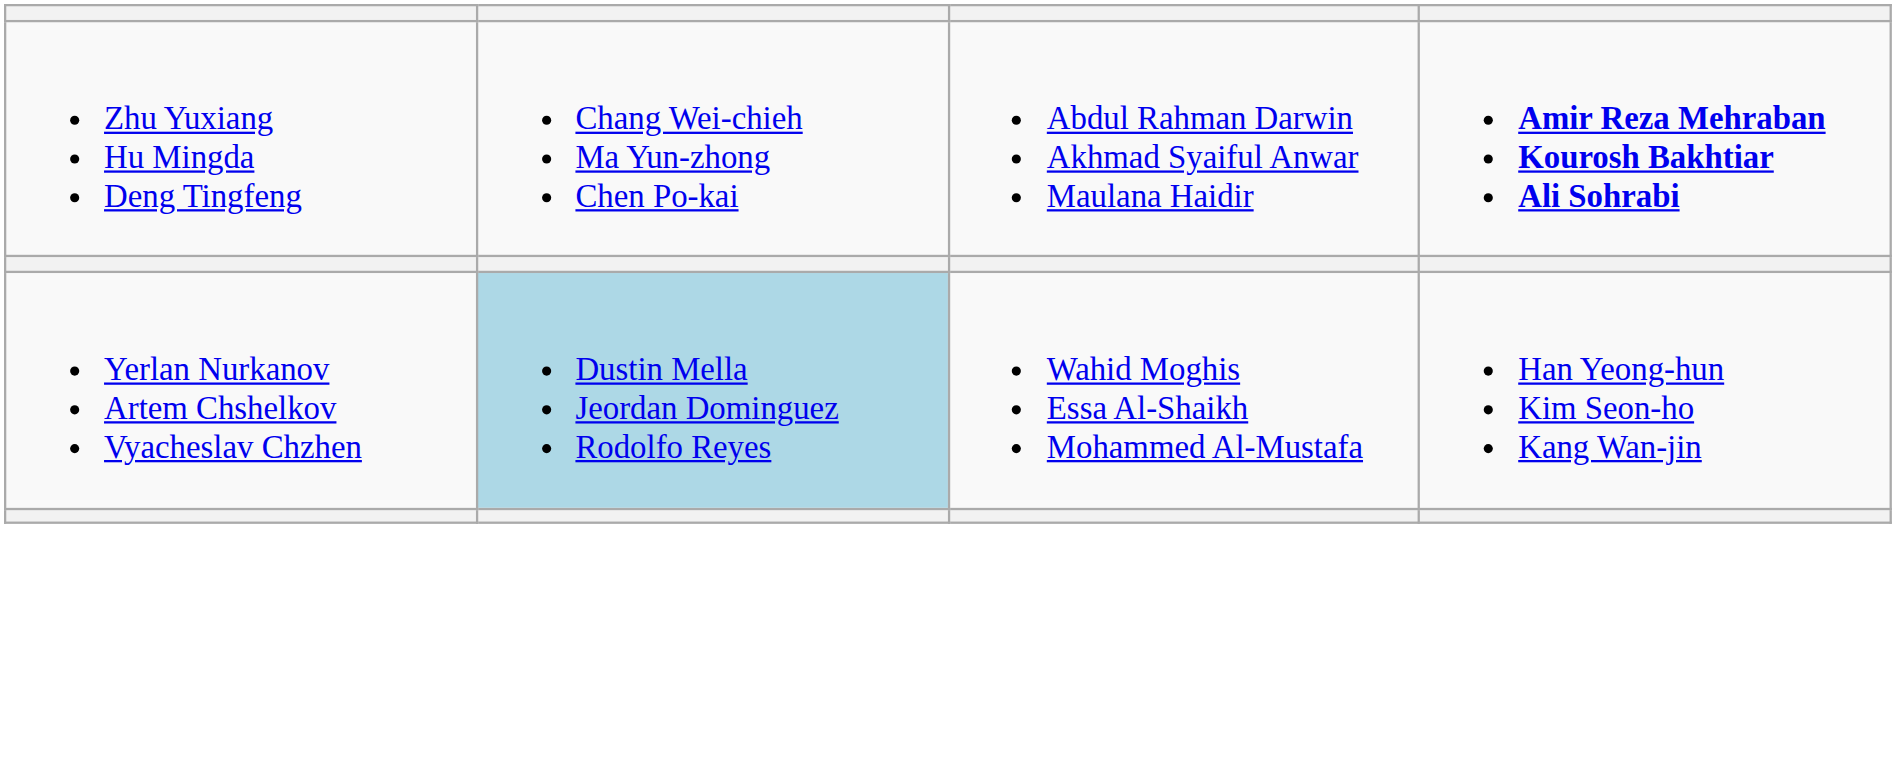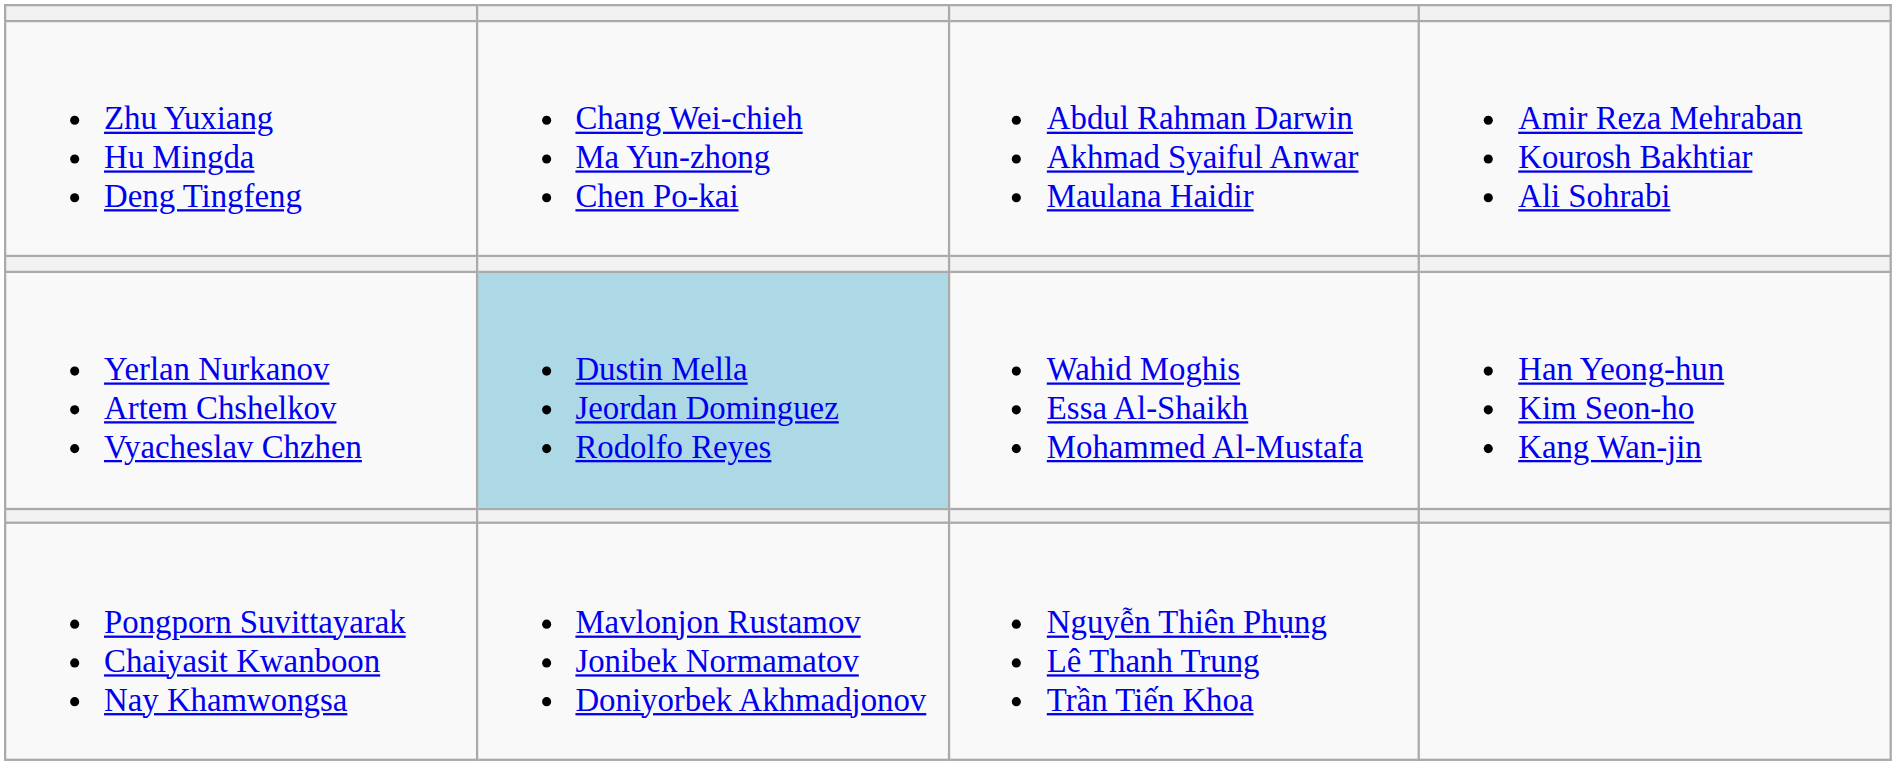(1655, 158) bold -> (1655, 158) normal
+ row: (241, 661)
